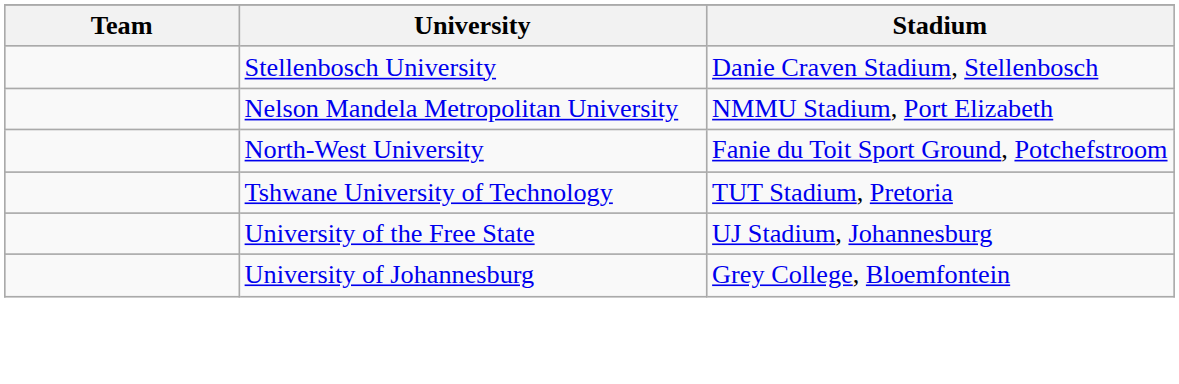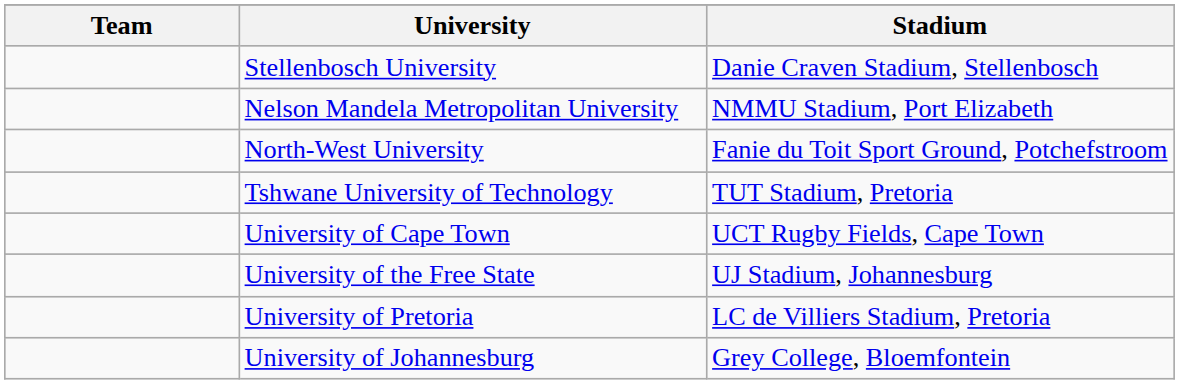+ row: (377, 233)
+ row: (359, 316)
